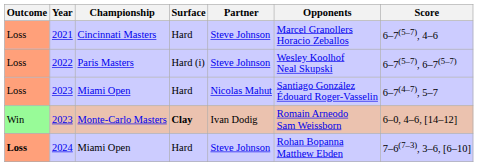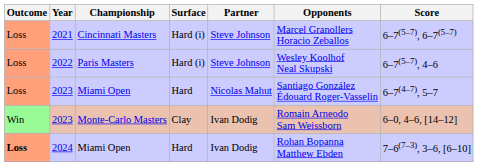(182, 35) Hard -> (188, 35) Hard (i)
(410, 35) 6–7(5–7), 4–6 -> (420, 35) 6–7(5–7), 6–7(5–7)
(420, 63) 6–7(5–7), 6–7(5–7) -> (410, 63) 6–7(5–7), 4–6
(182, 119) bold -> (181, 119) normal
(240, 147) Steve Johnson -> (234, 147) Ivan Dodig
